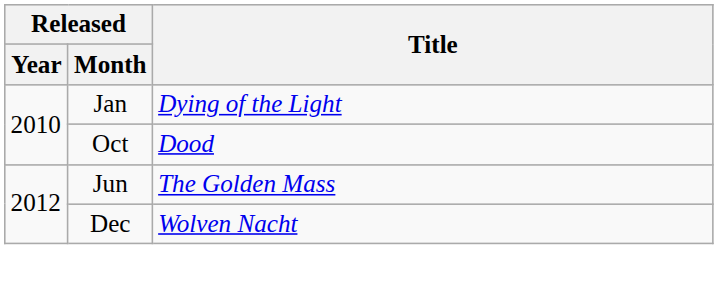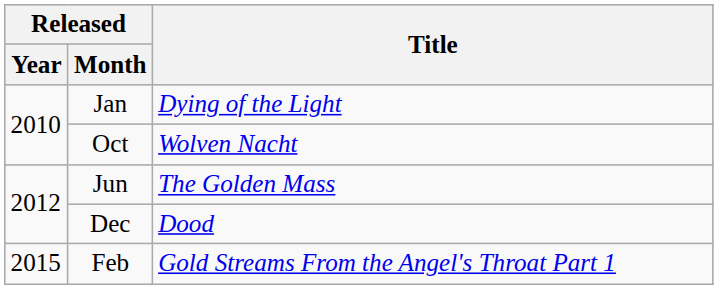(186, 143) Dood -> (228, 143) Wolven Nacht
(228, 223) Wolven Nacht -> (186, 223) Dood
+ row: (110, 263)
